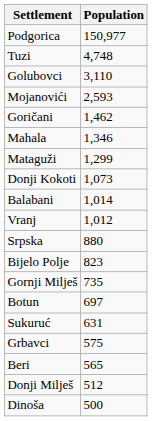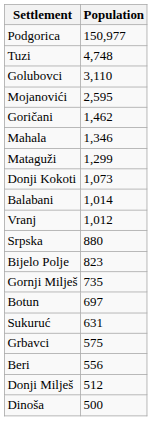(98, 96) 2,593 -> (98, 96) 2,595
(93, 364) 565 -> (93, 364) 556
